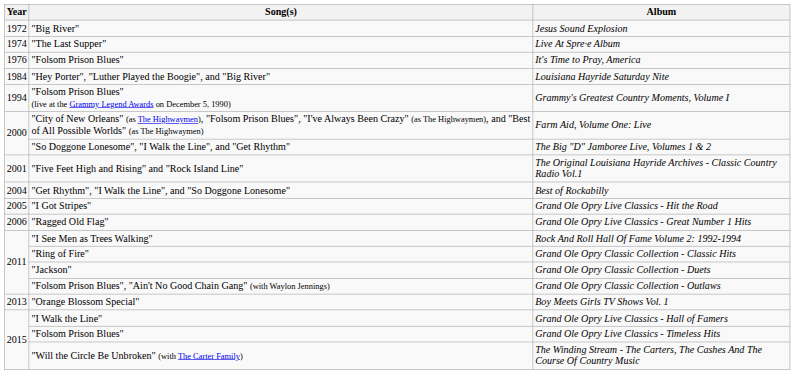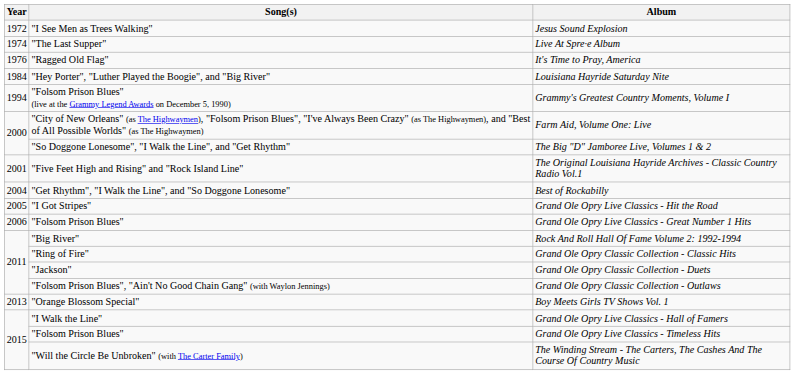(55, 28) "Big River" -> (92, 28) "I See Men as Trees Walking"
(78, 60) "Folsom Prison Blues" -> (70, 60) "Ragged Old Flag"
(70, 222) "Ragged Old Flag" -> (78, 222) "Folsom Prison Blues"
(92, 238) "I See Men as Trees Walking" -> (55, 238) "Big River"
